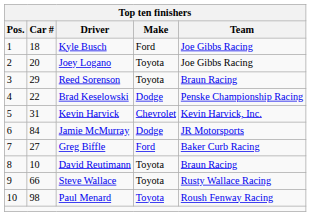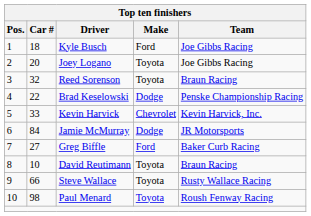(35, 79) 29 -> (35, 79) 32
(35, 113) 31 -> (35, 113) 33
